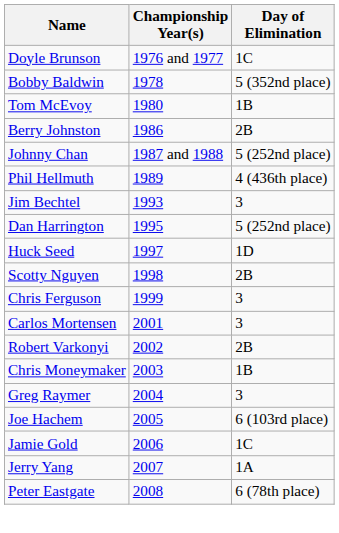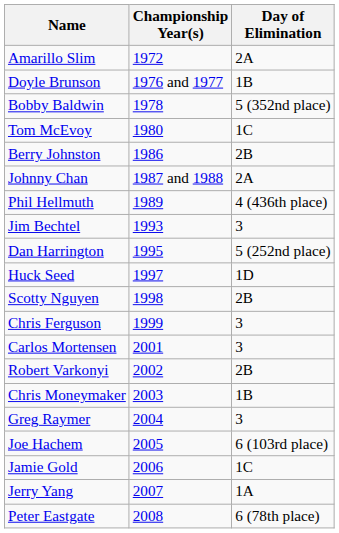+ row: (52, 57)
(244, 57) 1C -> (244, 81) 1B
(244, 105) 1B -> (244, 130) 1C
(283, 154) 5 (252nd place) -> (245, 178) 2A
